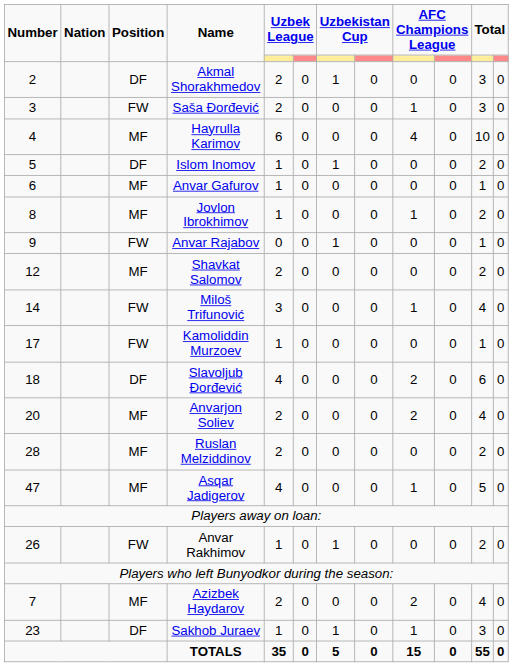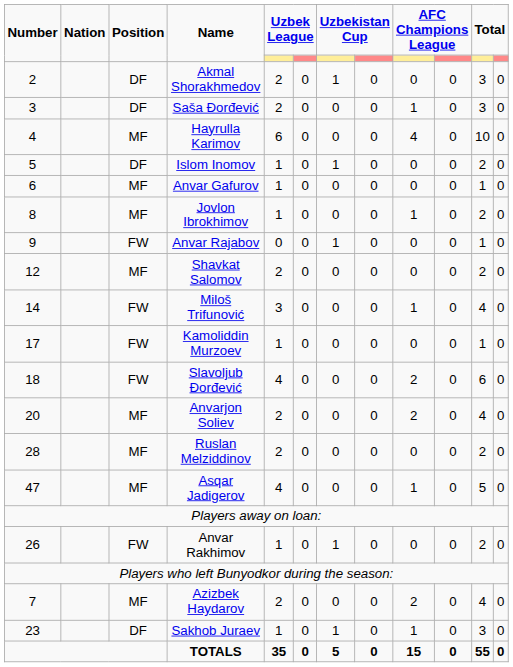(138, 108) FW -> (138, 108) DF
(138, 379) DF -> (138, 379) FW
